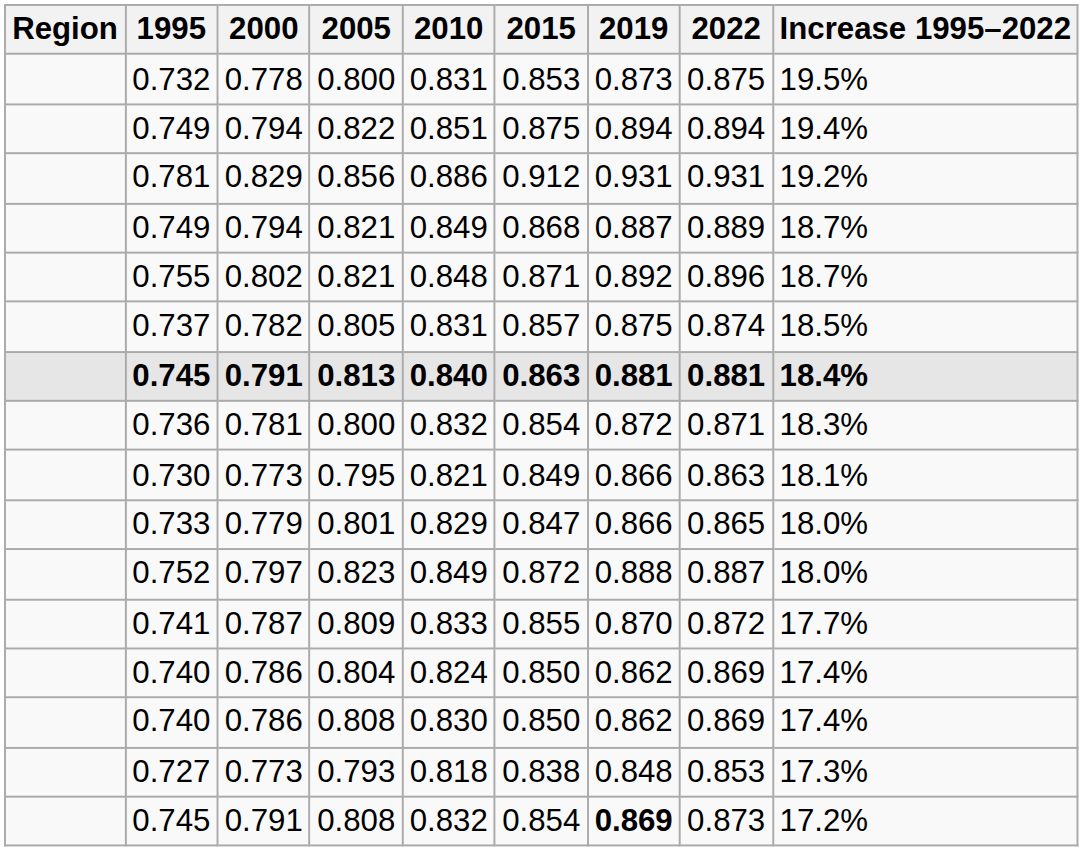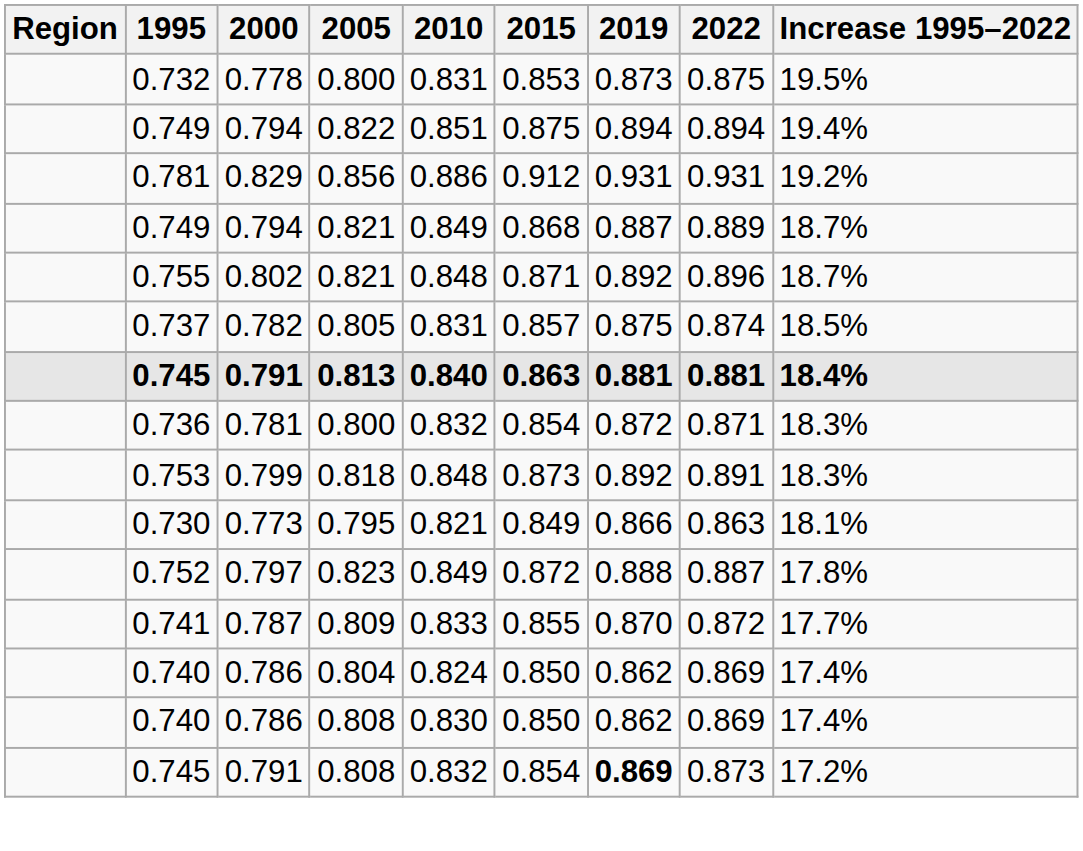+ row: (171, 474)
- row: (171, 524)
(824, 573) 18.0% -> (824, 573) 17.8%
- row: (171, 771)
